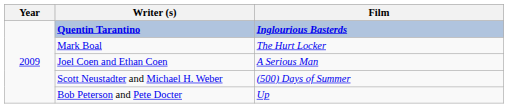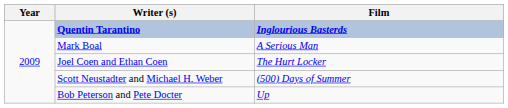(291, 45) The Hurt Locker -> (287, 45) A Serious Man
(287, 62) A Serious Man -> (291, 62) The Hurt Locker
